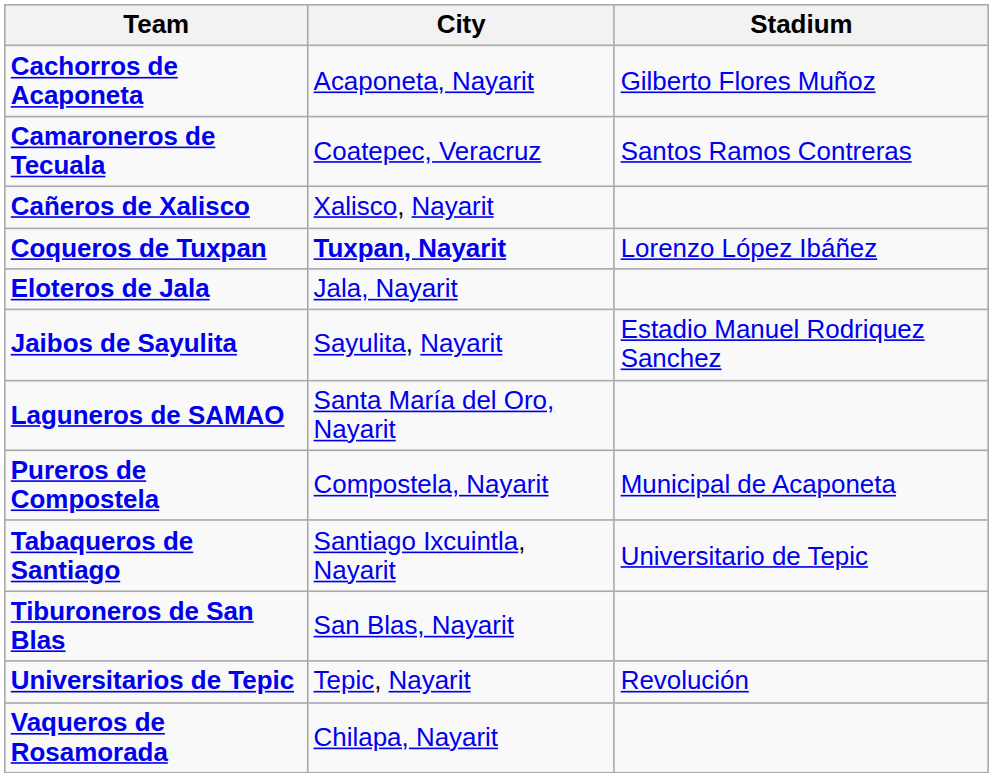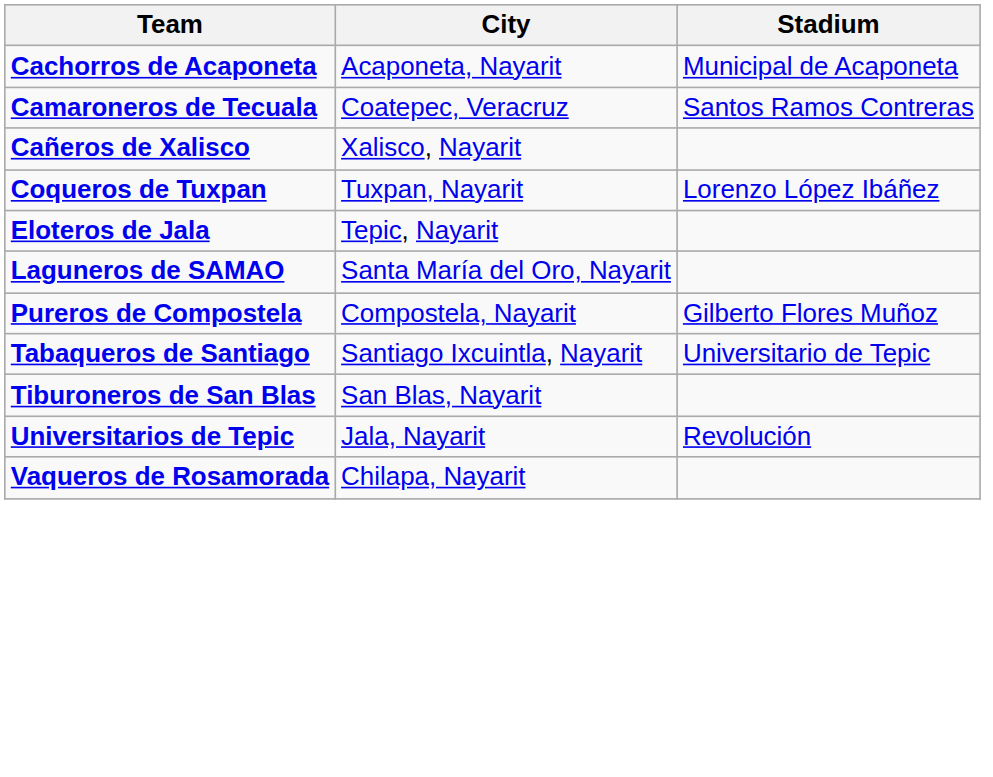(748, 80) Gilberto Flores Muñoz -> (821, 66) Municipal de Acaponeta
(410, 247) bold -> (432, 189) normal
(386, 288) Jala, Nayarit -> (420, 230) Tepic, Nayarit
- row: (124, 344)
(758, 485) Municipal de Acaponeta -> (810, 312) Gilberto Flores Muñoz
(392, 681) Tepic, Nayarit -> (413, 436) Jala, Nayarit
